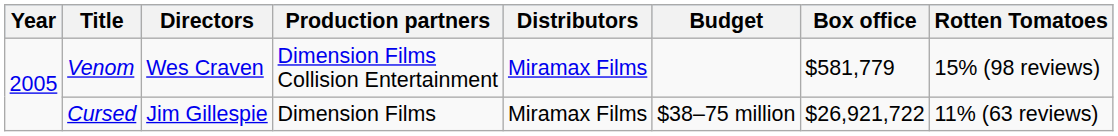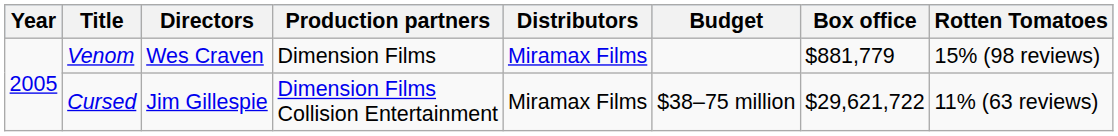(388, 67) Dimension Films Collision Entertainment -> (357, 55) Dimension Films
(850, 67) $581,779 -> (850, 55) $881,779
(357, 113) Dimension Films -> (388, 101) Dimension Films Collision Entertainment
(865, 113) $26,921,722 -> (865, 101) $29,621,722
